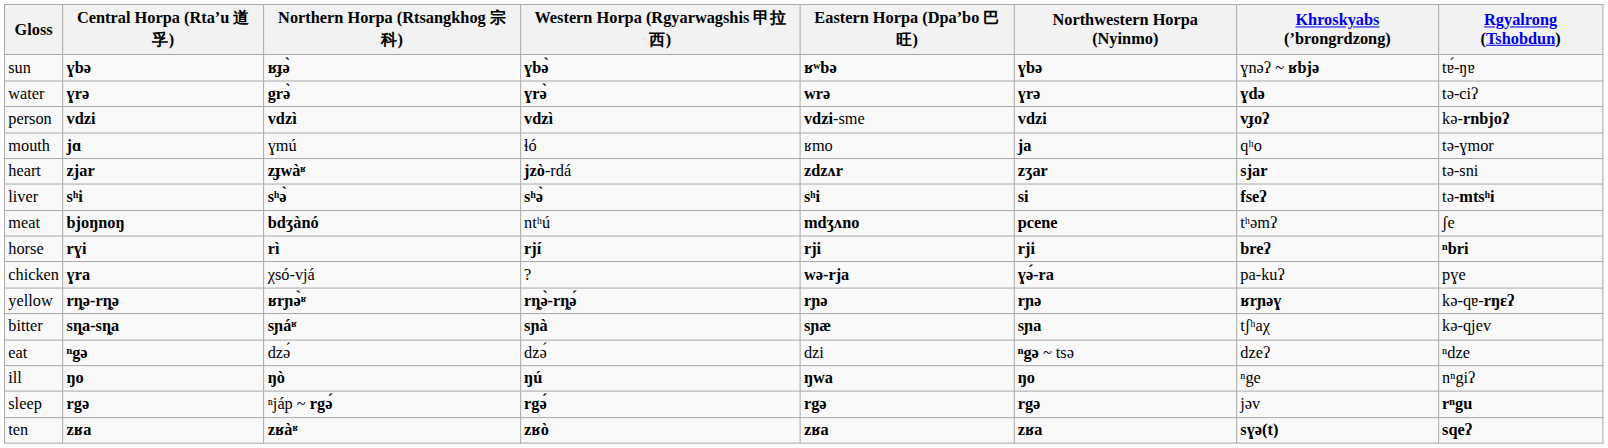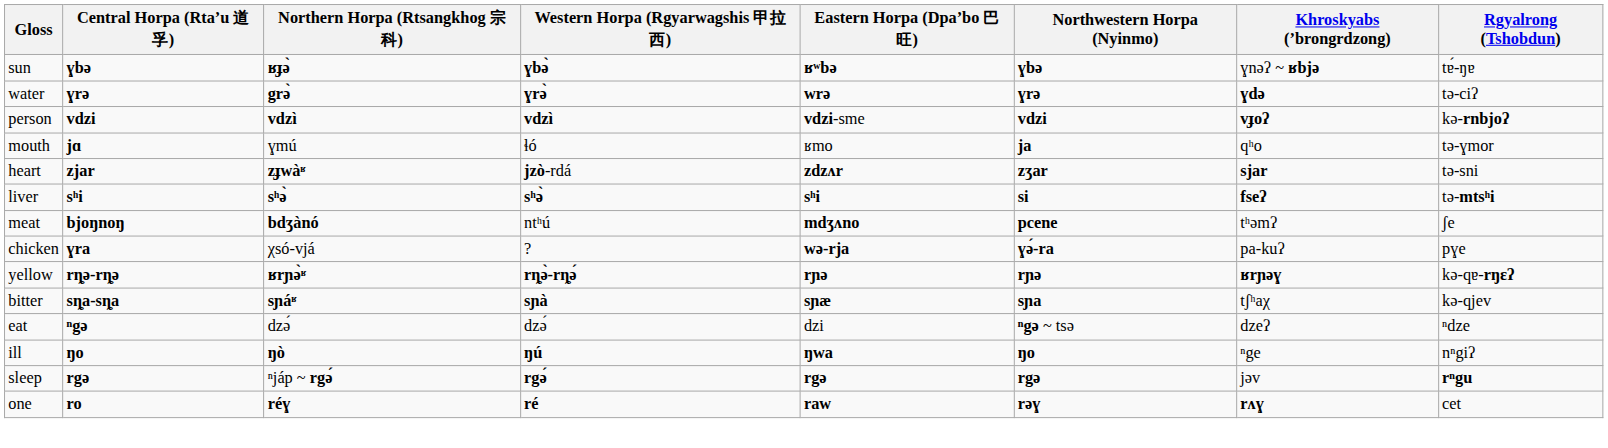- row: (26, 248)
+ row: (20, 404)
- row: (18, 430)
